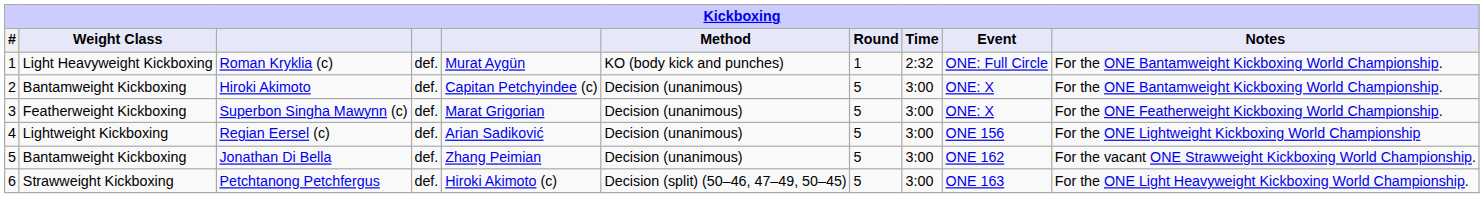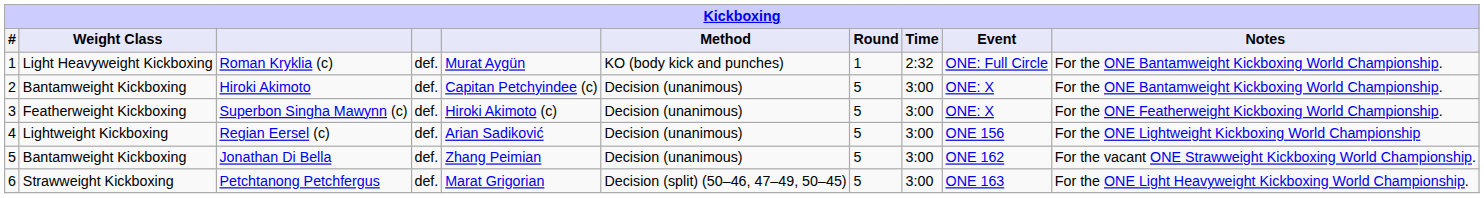(495, 111) Marat Grigorian -> (501, 111) Hiroki Akimoto (c)
(501, 181) Hiroki Akimoto (c) -> (495, 181) Marat Grigorian
